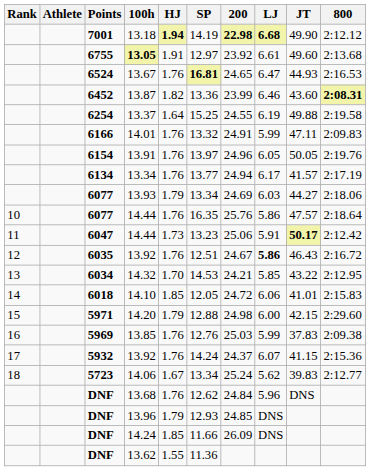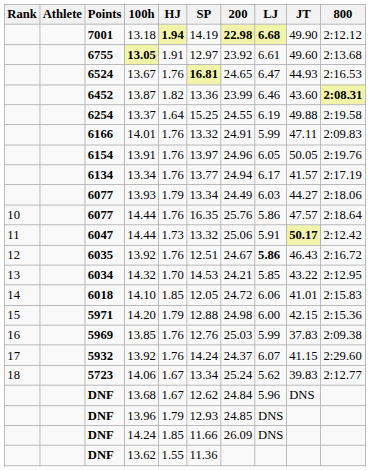(238, 194) 24.69 -> (238, 194) 24.49
(204, 235) 13.23 -> (204, 235) 13.32
(343, 315) 2:29.60 -> (343, 315) 2:15.36
(343, 355) 2:15.36 -> (343, 355) 2:29.60
(173, 395) 1.76 -> (173, 395) 1.67
